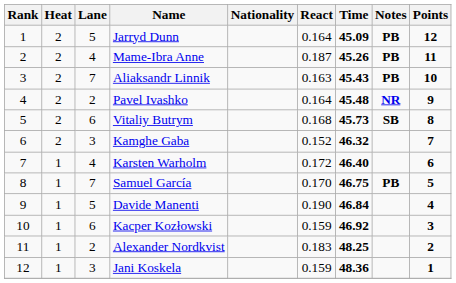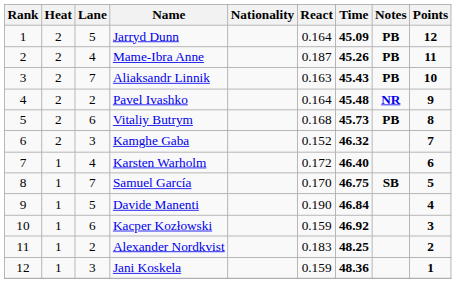(391, 120) SB -> (391, 120) PB
(391, 183) PB -> (391, 183) SB
